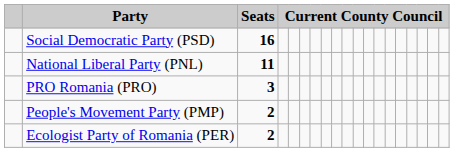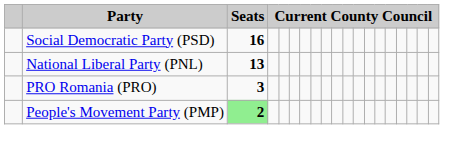(267, 64) 11 -> (257, 64) 13
(271, 111) no background -> (261, 111) lightgreen background
- row: (130, 135)
